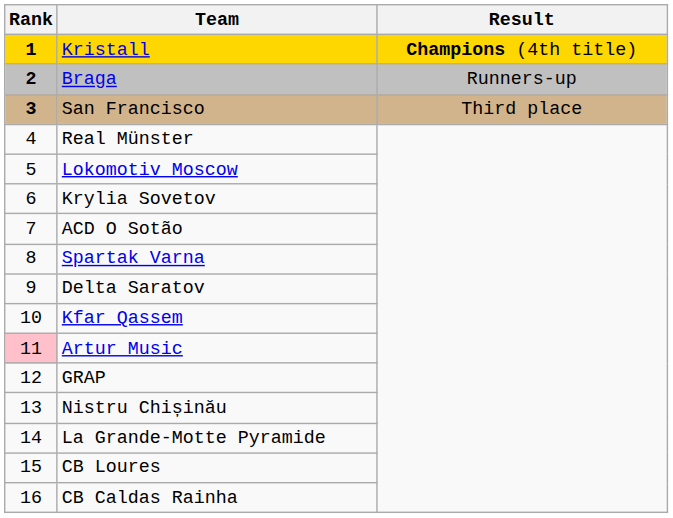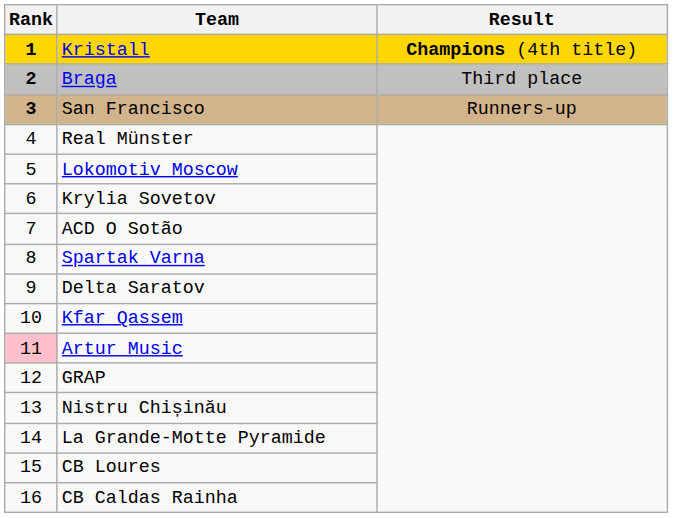(522, 79) Runners-up -> (522, 79) Third place
(522, 109) Third place -> (522, 109) Runners-up
